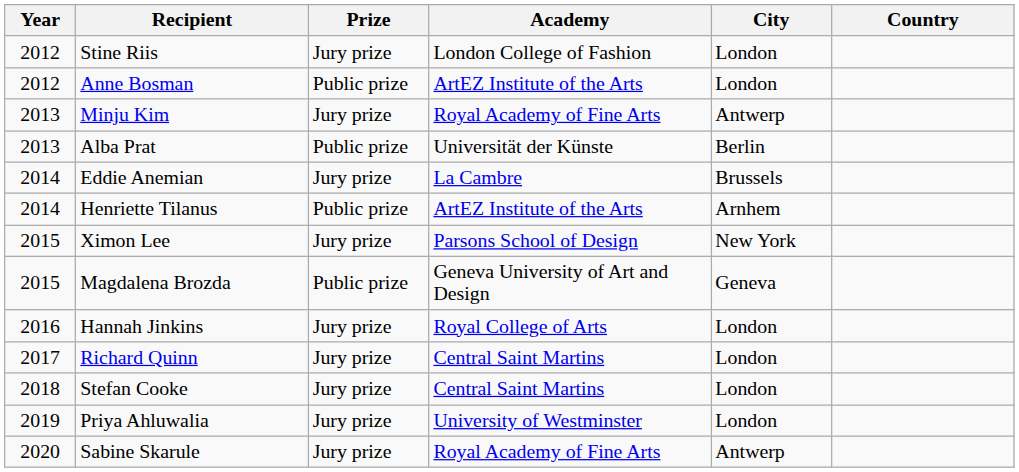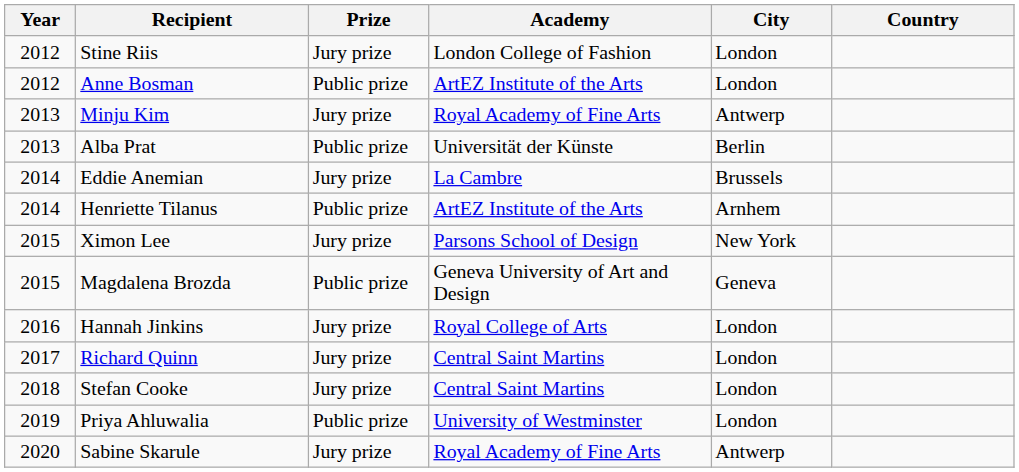(352, 420) Jury prize -> (360, 420) Public prize
